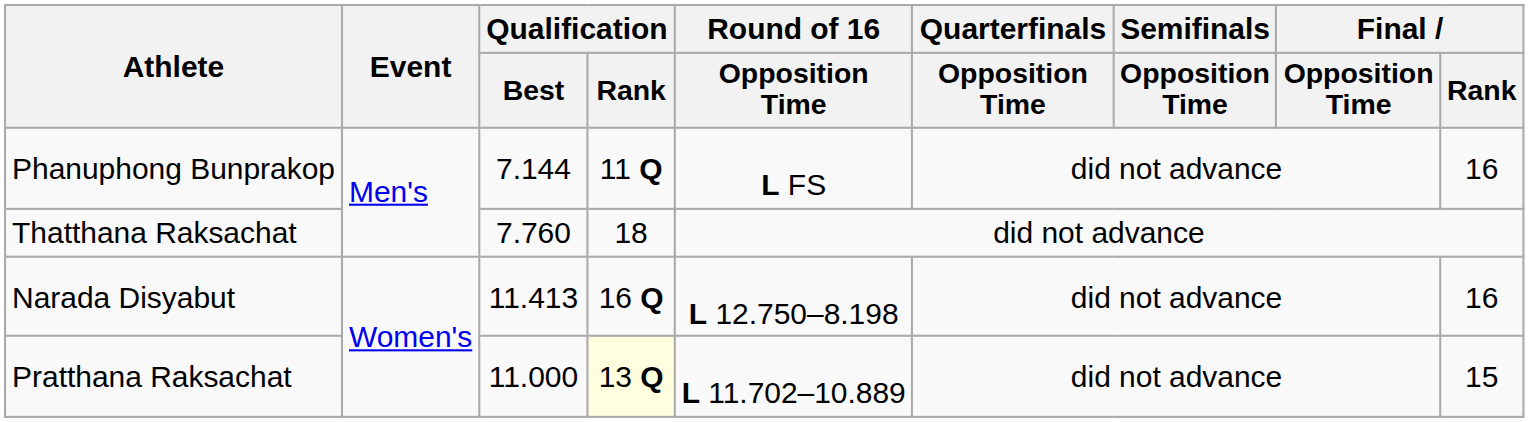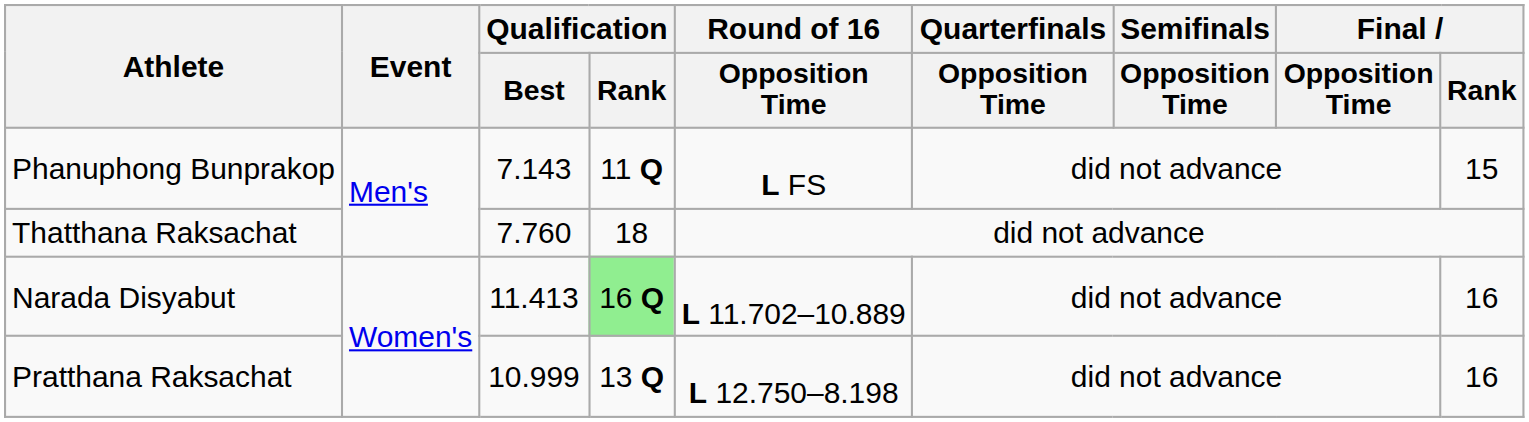(533, 169) 7.144 -> (534, 169) 7.143
(1482, 169) 16 -> (1482, 169) 15
(631, 297) no background -> (632, 297) lightgreen background
(794, 313) L 12.750–8.198 -> (794, 313) L 11.702–10.889
(533, 377) 11.000 -> (534, 377) 10.999
(631, 377) lightyellow background -> (632, 377) no background
(794, 394) L 11.702–10.889 -> (794, 394) L 12.750–8.198
(1482, 377) 15 -> (1482, 377) 16
